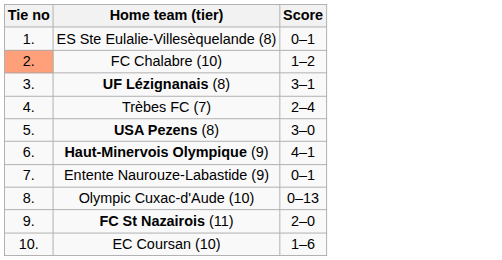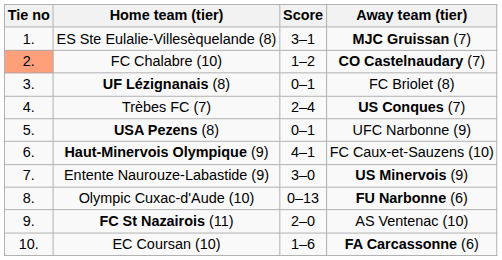+ column: (412, 15)
(303, 38) 0–1 -> (303, 38) 3–1
(303, 84) 3–1 -> (303, 84) 0–1
(303, 130) 3–0 -> (303, 130) 0–1
(303, 175) 0–1 -> (303, 175) 3–0
